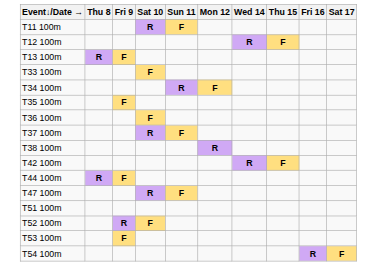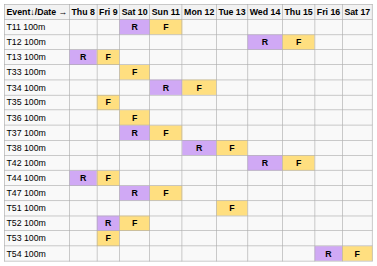+ column: (232, 12)
